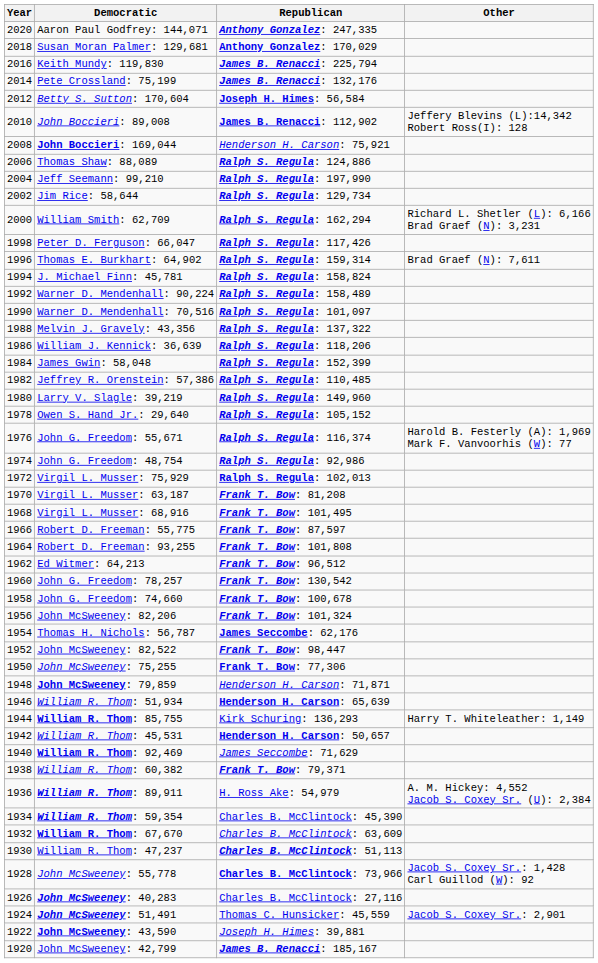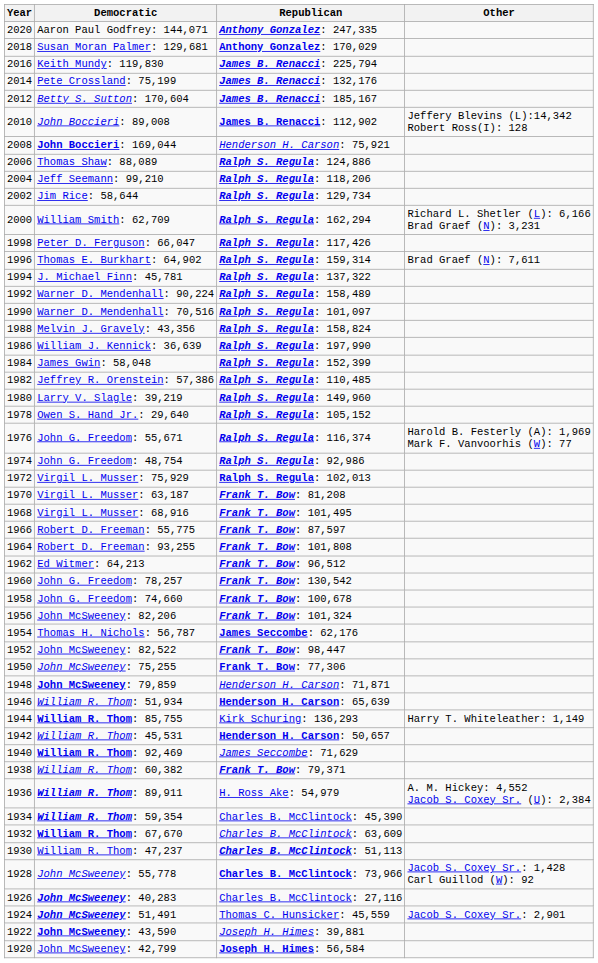(292, 99) Joseph H. Himes: 56,584 -> (298, 99) James B. Renacci: 185,167
(295, 180) Ralph S. Regula: 197,990 -> (295, 180) Ralph S. Regula: 118,206
(295, 278) Ralph S. Regula: 158,824 -> (295, 278) Ralph S. Regula: 137,322
(295, 329) Ralph S. Regula: 137,322 -> (295, 329) Ralph S. Regula: 158,824
(295, 346) Ralph S. Regula: 118,206 -> (295, 346) Ralph S. Regula: 197,990
(298, 949) James B. Renacci: 185,167 -> (292, 949) Joseph H. Himes: 56,584
